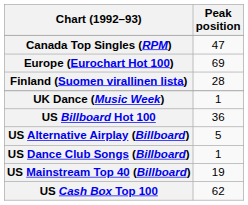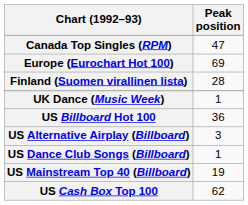(218, 136) 5 -> (218, 136) 3
